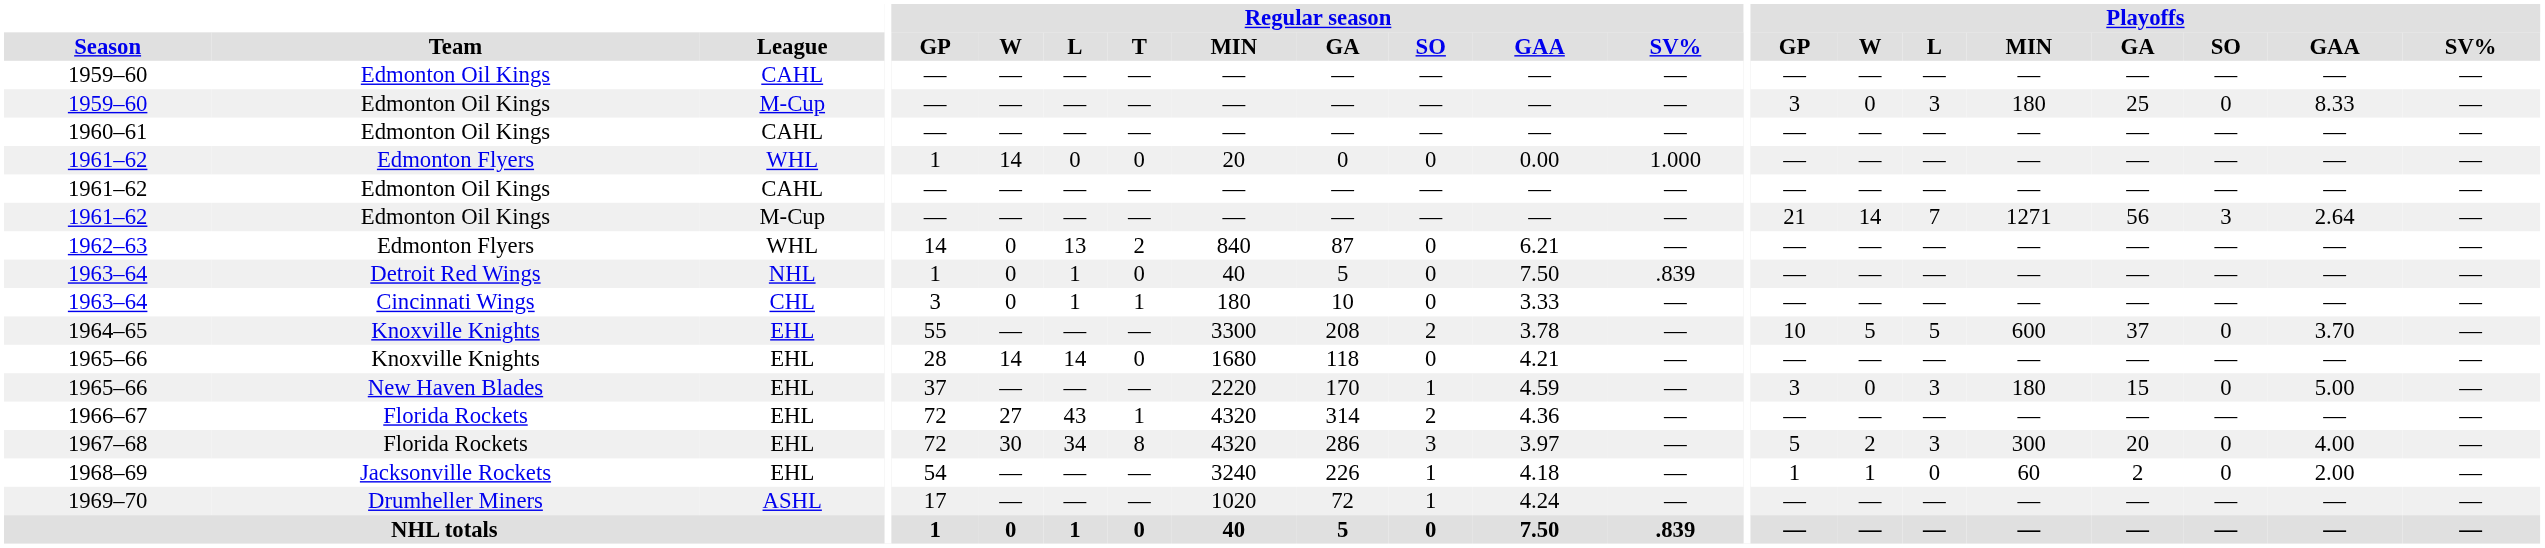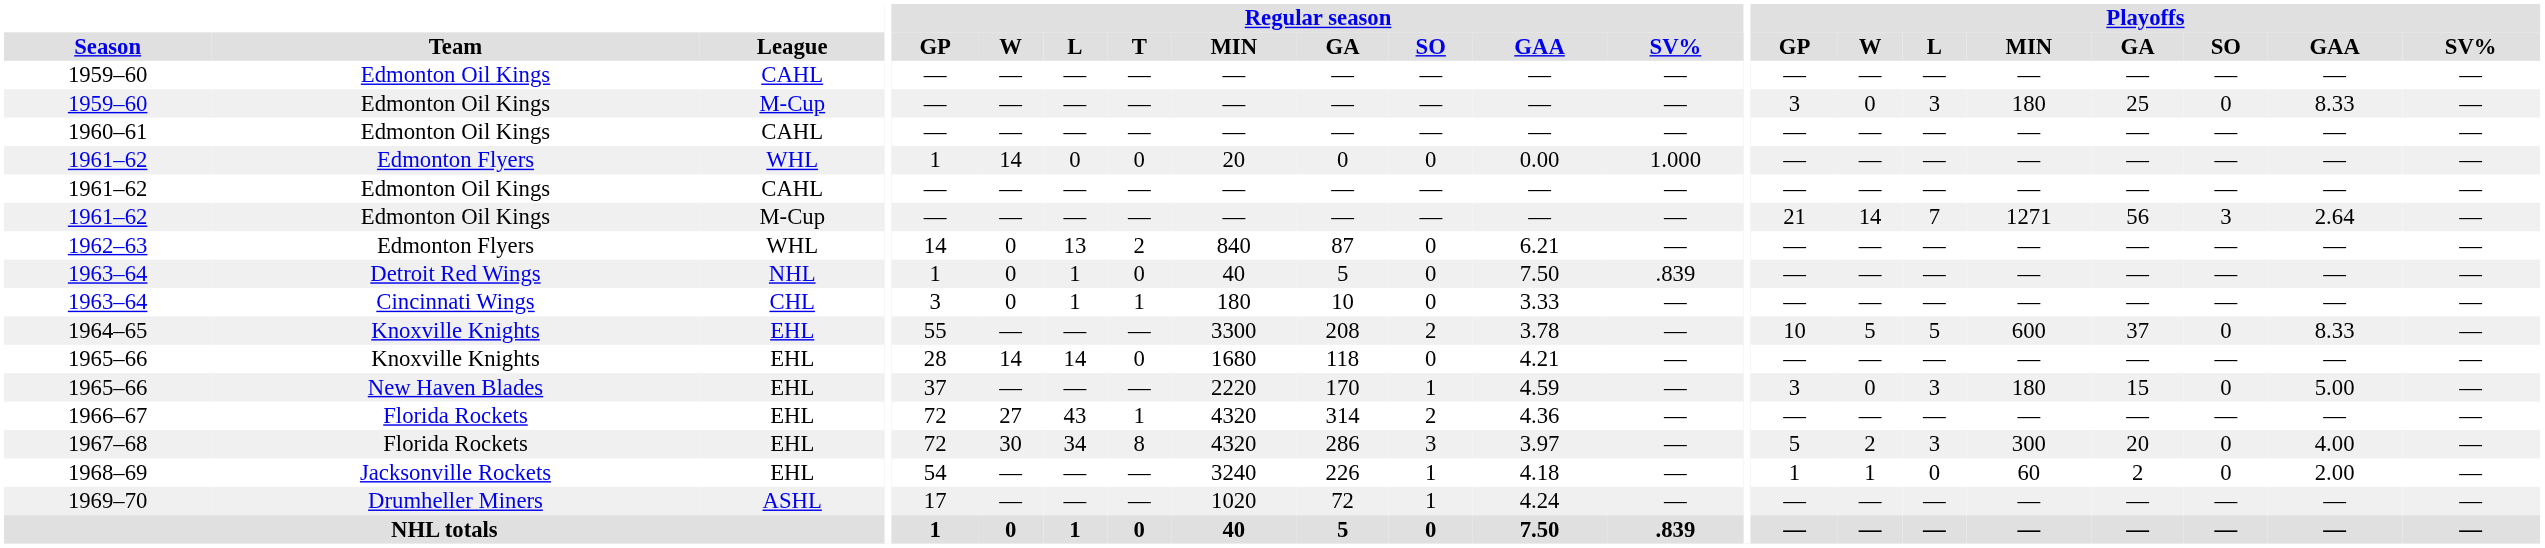(2335, 330) 3.70 -> (2335, 330) 8.33
